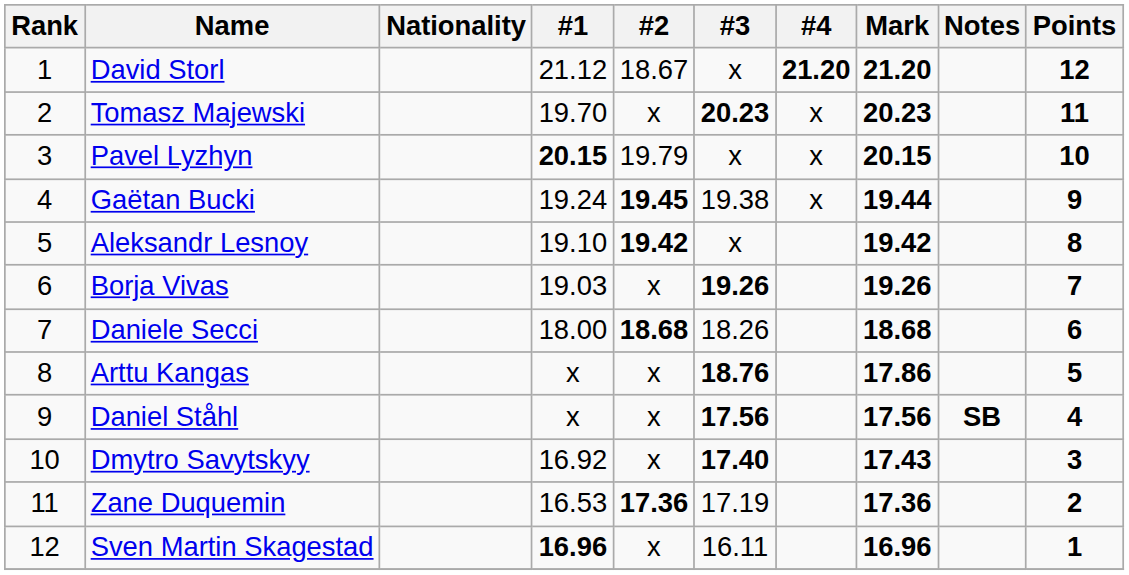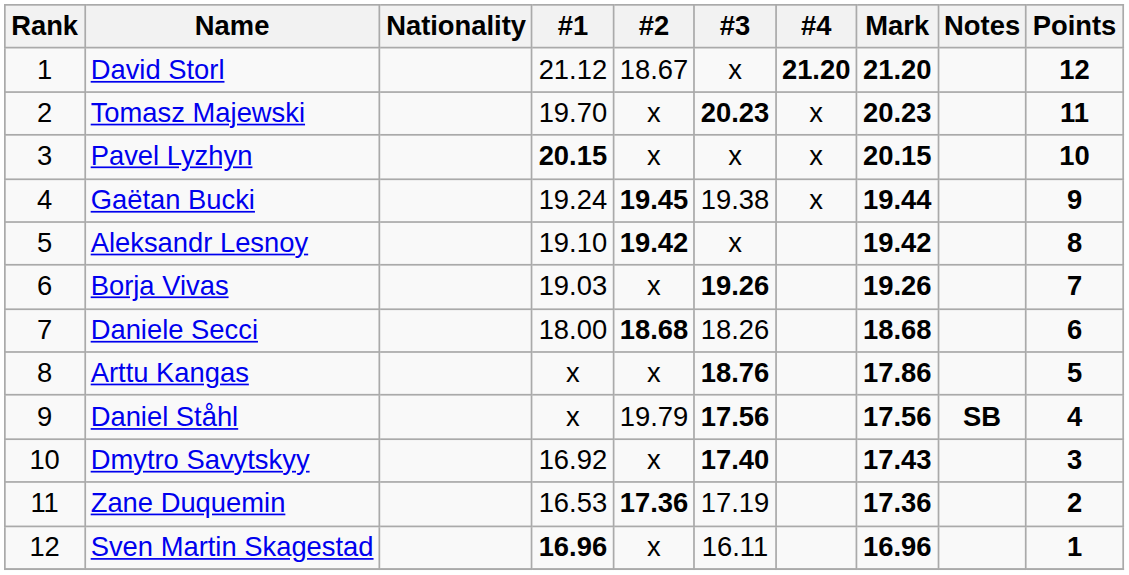(654, 156) 19.79 -> (654, 156) x
(654, 416) x -> (654, 416) 19.79
